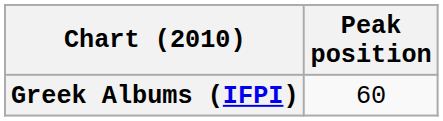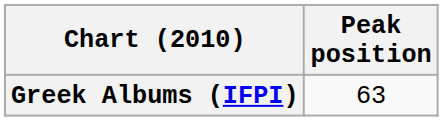(371, 96) 60 -> (371, 96) 63
